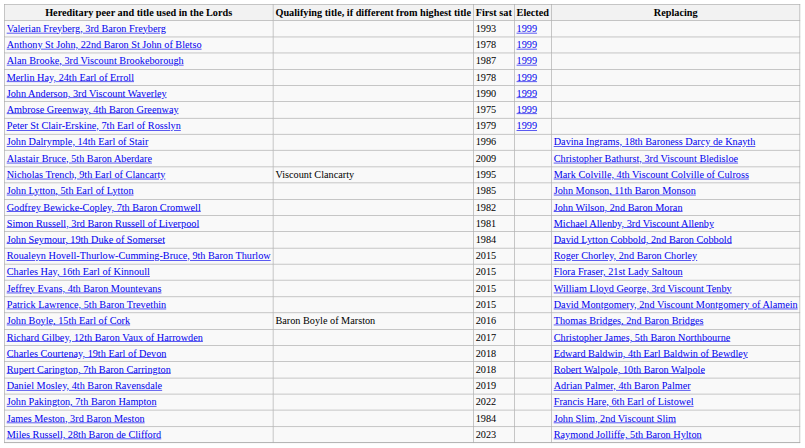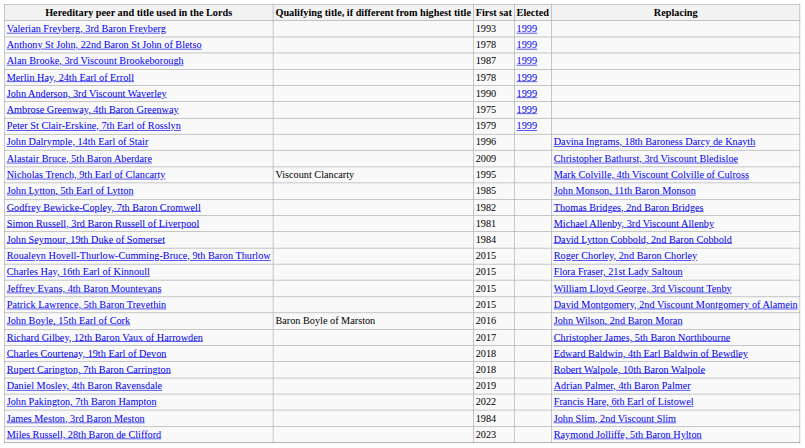(618, 207) John Wilson, 2nd Baron Moran -> (629, 207) Thomas Bridges, 2nd Baron Bridges
(629, 321) Thomas Bridges, 2nd Baron Bridges -> (618, 321) John Wilson, 2nd Baron Moran
